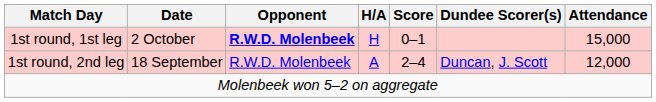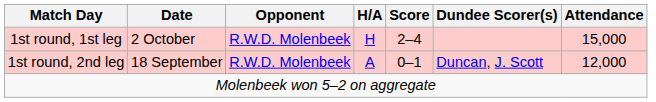(292, 39) bold -> (290, 39) normal
(413, 39) 0–1 -> (409, 39) 2–4
(413, 62) 2–4 -> (409, 62) 0–1
